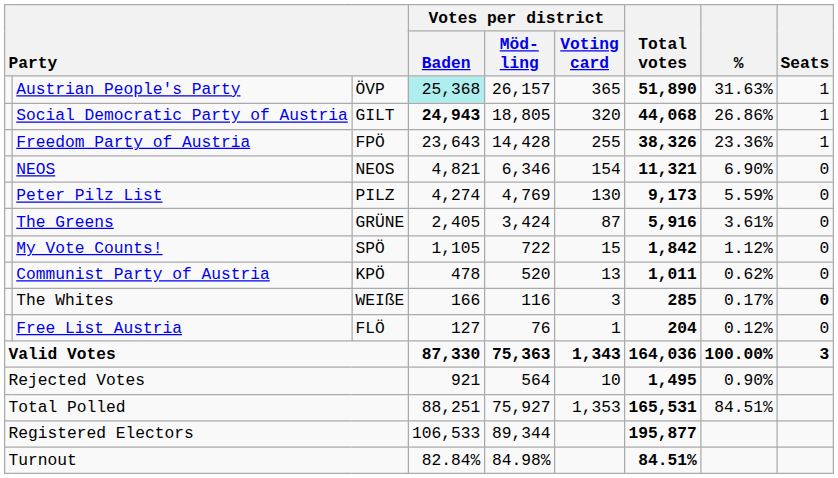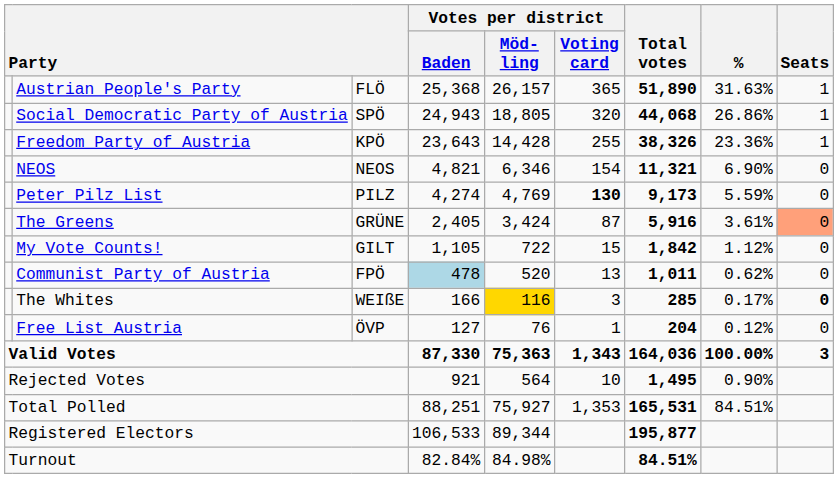(370, 90) ÖVP -> (370, 90) FLÖ
(451, 90) paleturquoise background -> (451, 90) no background
(375, 116) GILT -> (370, 116) SPÖ
(451, 116) bold -> (451, 116) normal
(370, 143) FPÖ -> (370, 143) KPÖ
(606, 196) normal -> (606, 196) bold
(824, 222) no background -> (824, 222) lightsalmon background
(370, 248) SPÖ -> (375, 248) GILT
(370, 275) KPÖ -> (370, 275) FPÖ
(466, 275) no background -> (466, 275) lightblue background
(536, 301) no background -> (536, 301) gold background
(370, 328) FLÖ -> (370, 328) ÖVP
